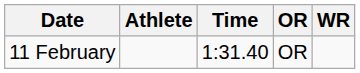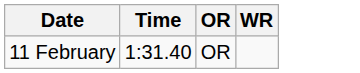- column: (159, 20)
